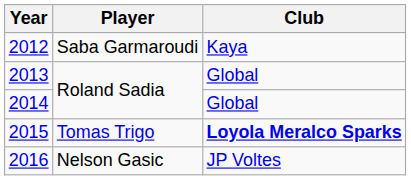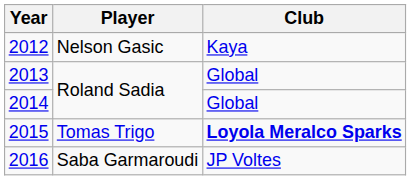(128, 47) Saba Garmaroudi -> (110, 47) Nelson Gasic
(110, 160) Nelson Gasic -> (128, 160) Saba Garmaroudi
